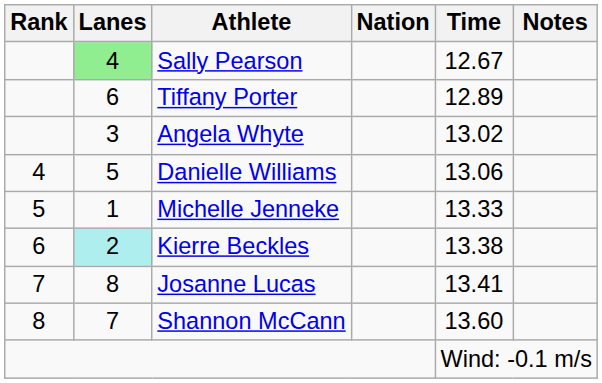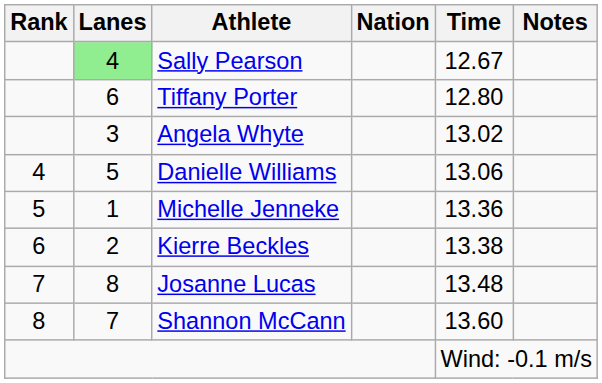(474, 97) 12.89 -> (474, 97) 12.80
(474, 209) 13.33 -> (474, 209) 13.36
(113, 246) paleturquoise background -> (113, 246) no background
(474, 284) 13.41 -> (474, 284) 13.48
